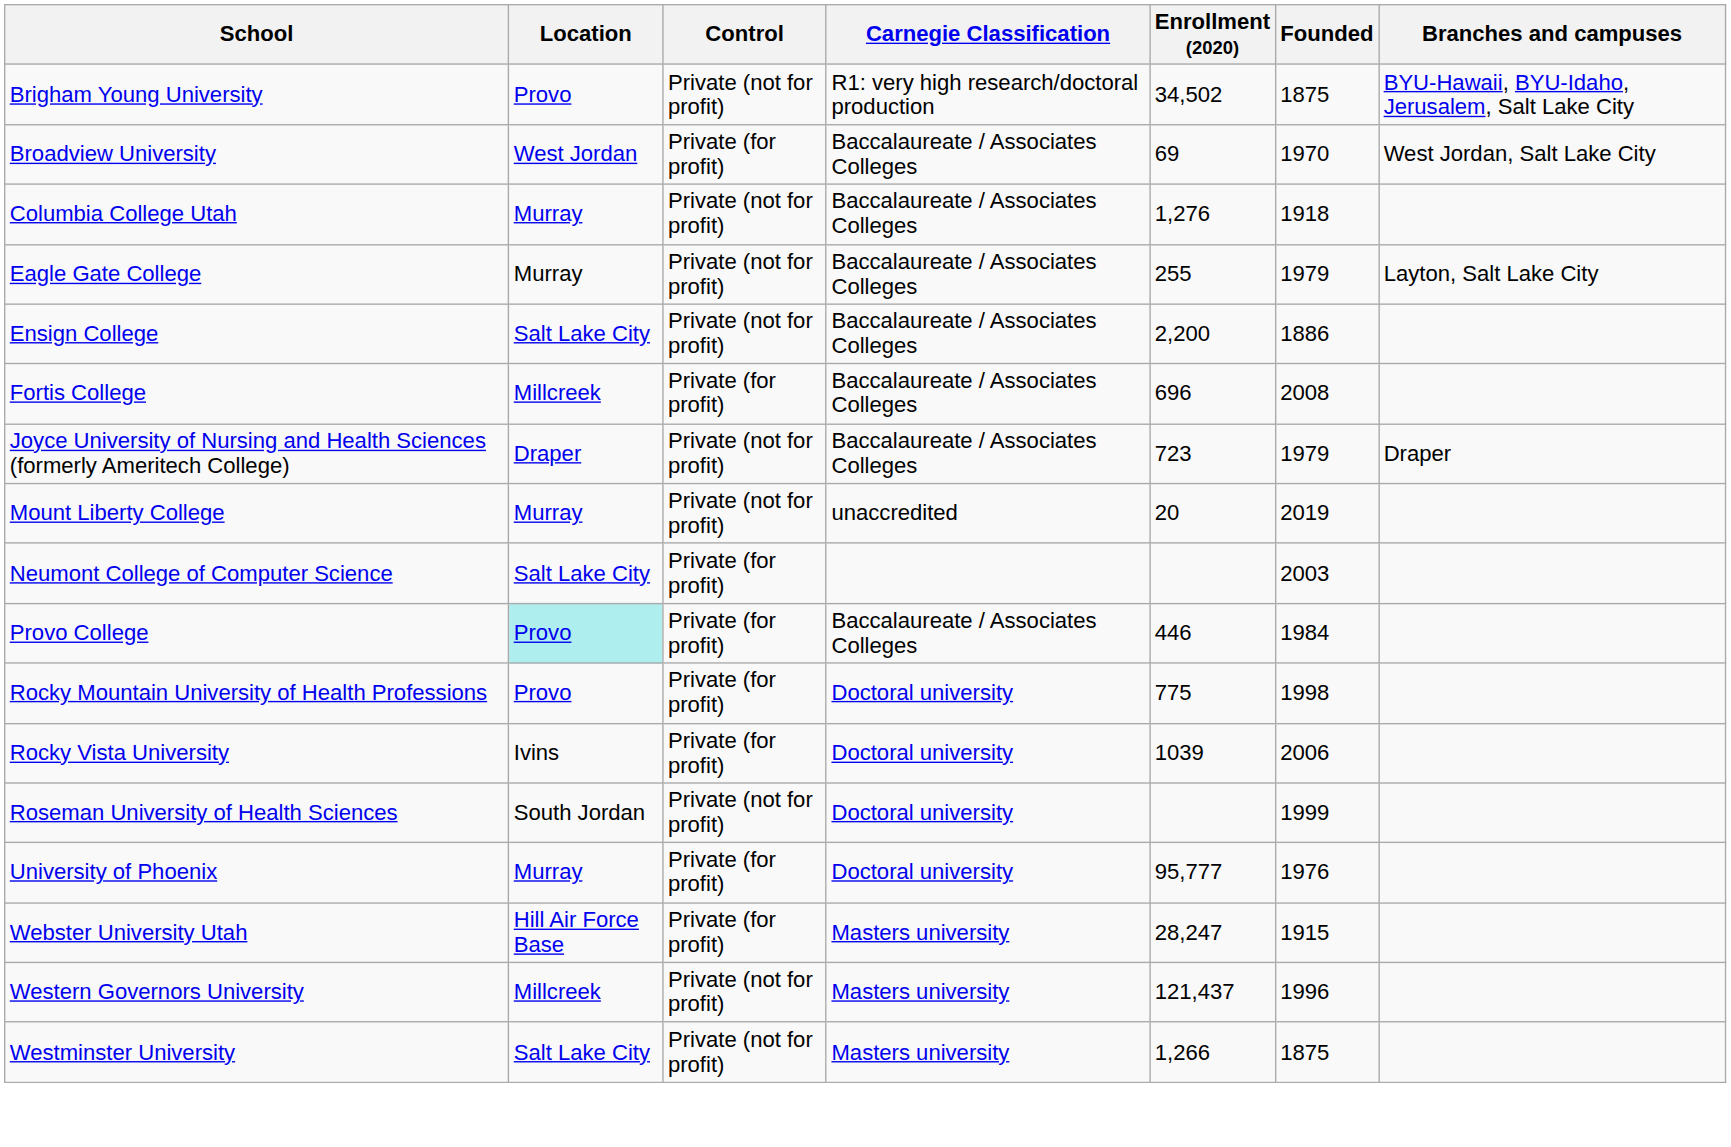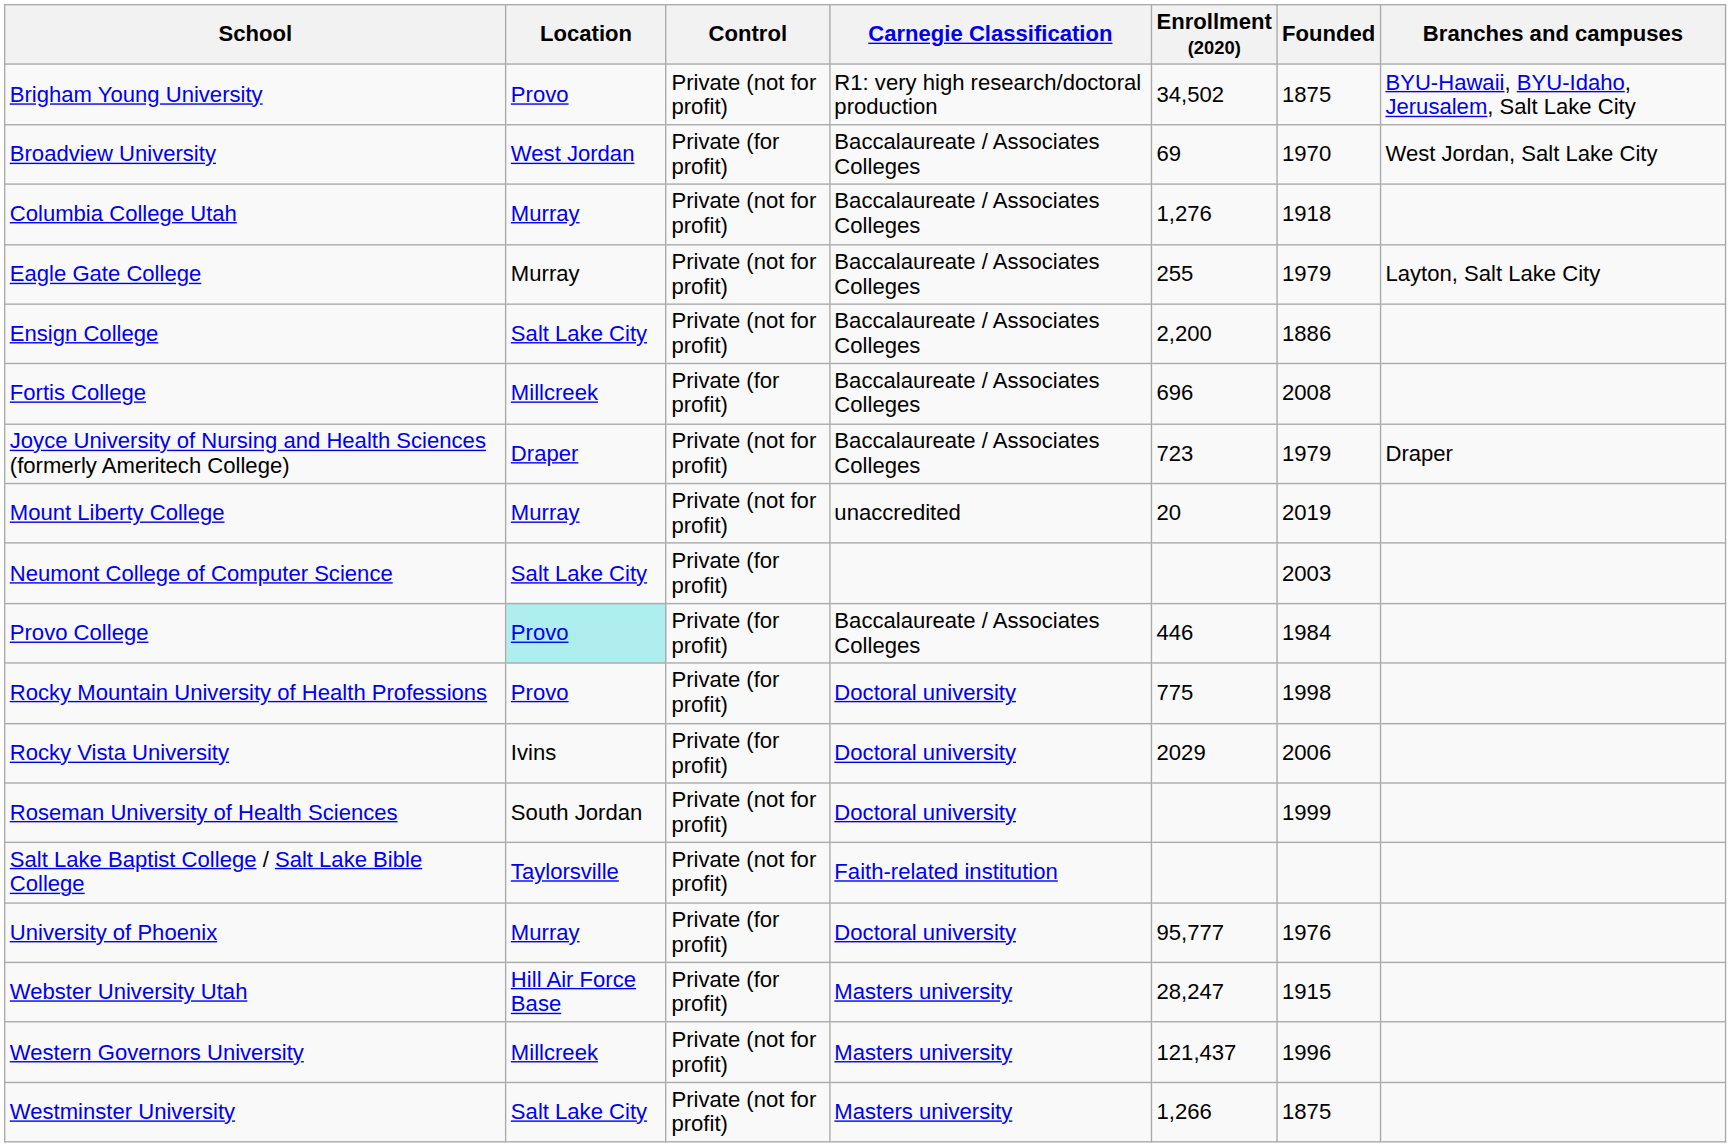(1179, 752) 1039 -> (1181, 752) 2029
+ row: (216, 872)
